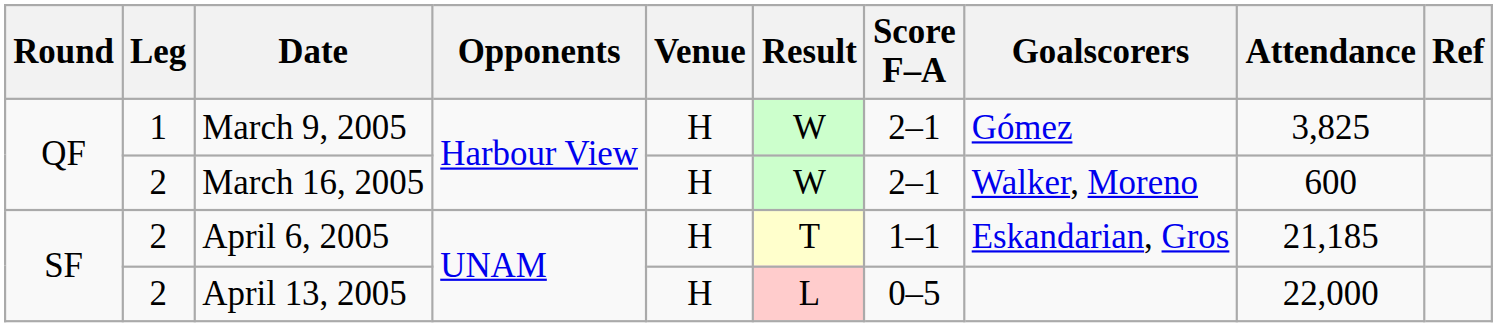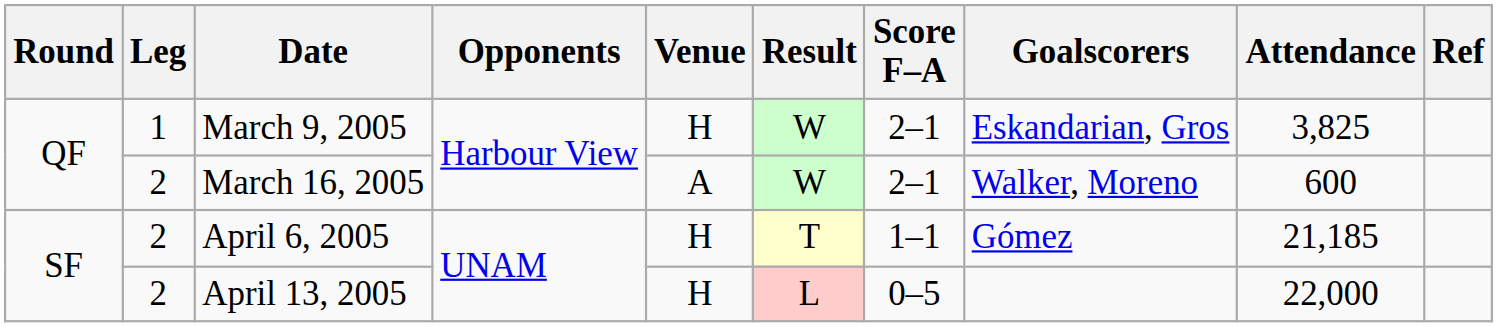(1022, 126) Gómez -> (1101, 126) Eskandarian, Gros
(700, 182) H -> (700, 182) A
(1101, 237) Eskandarian, Gros -> (1022, 237) Gómez
